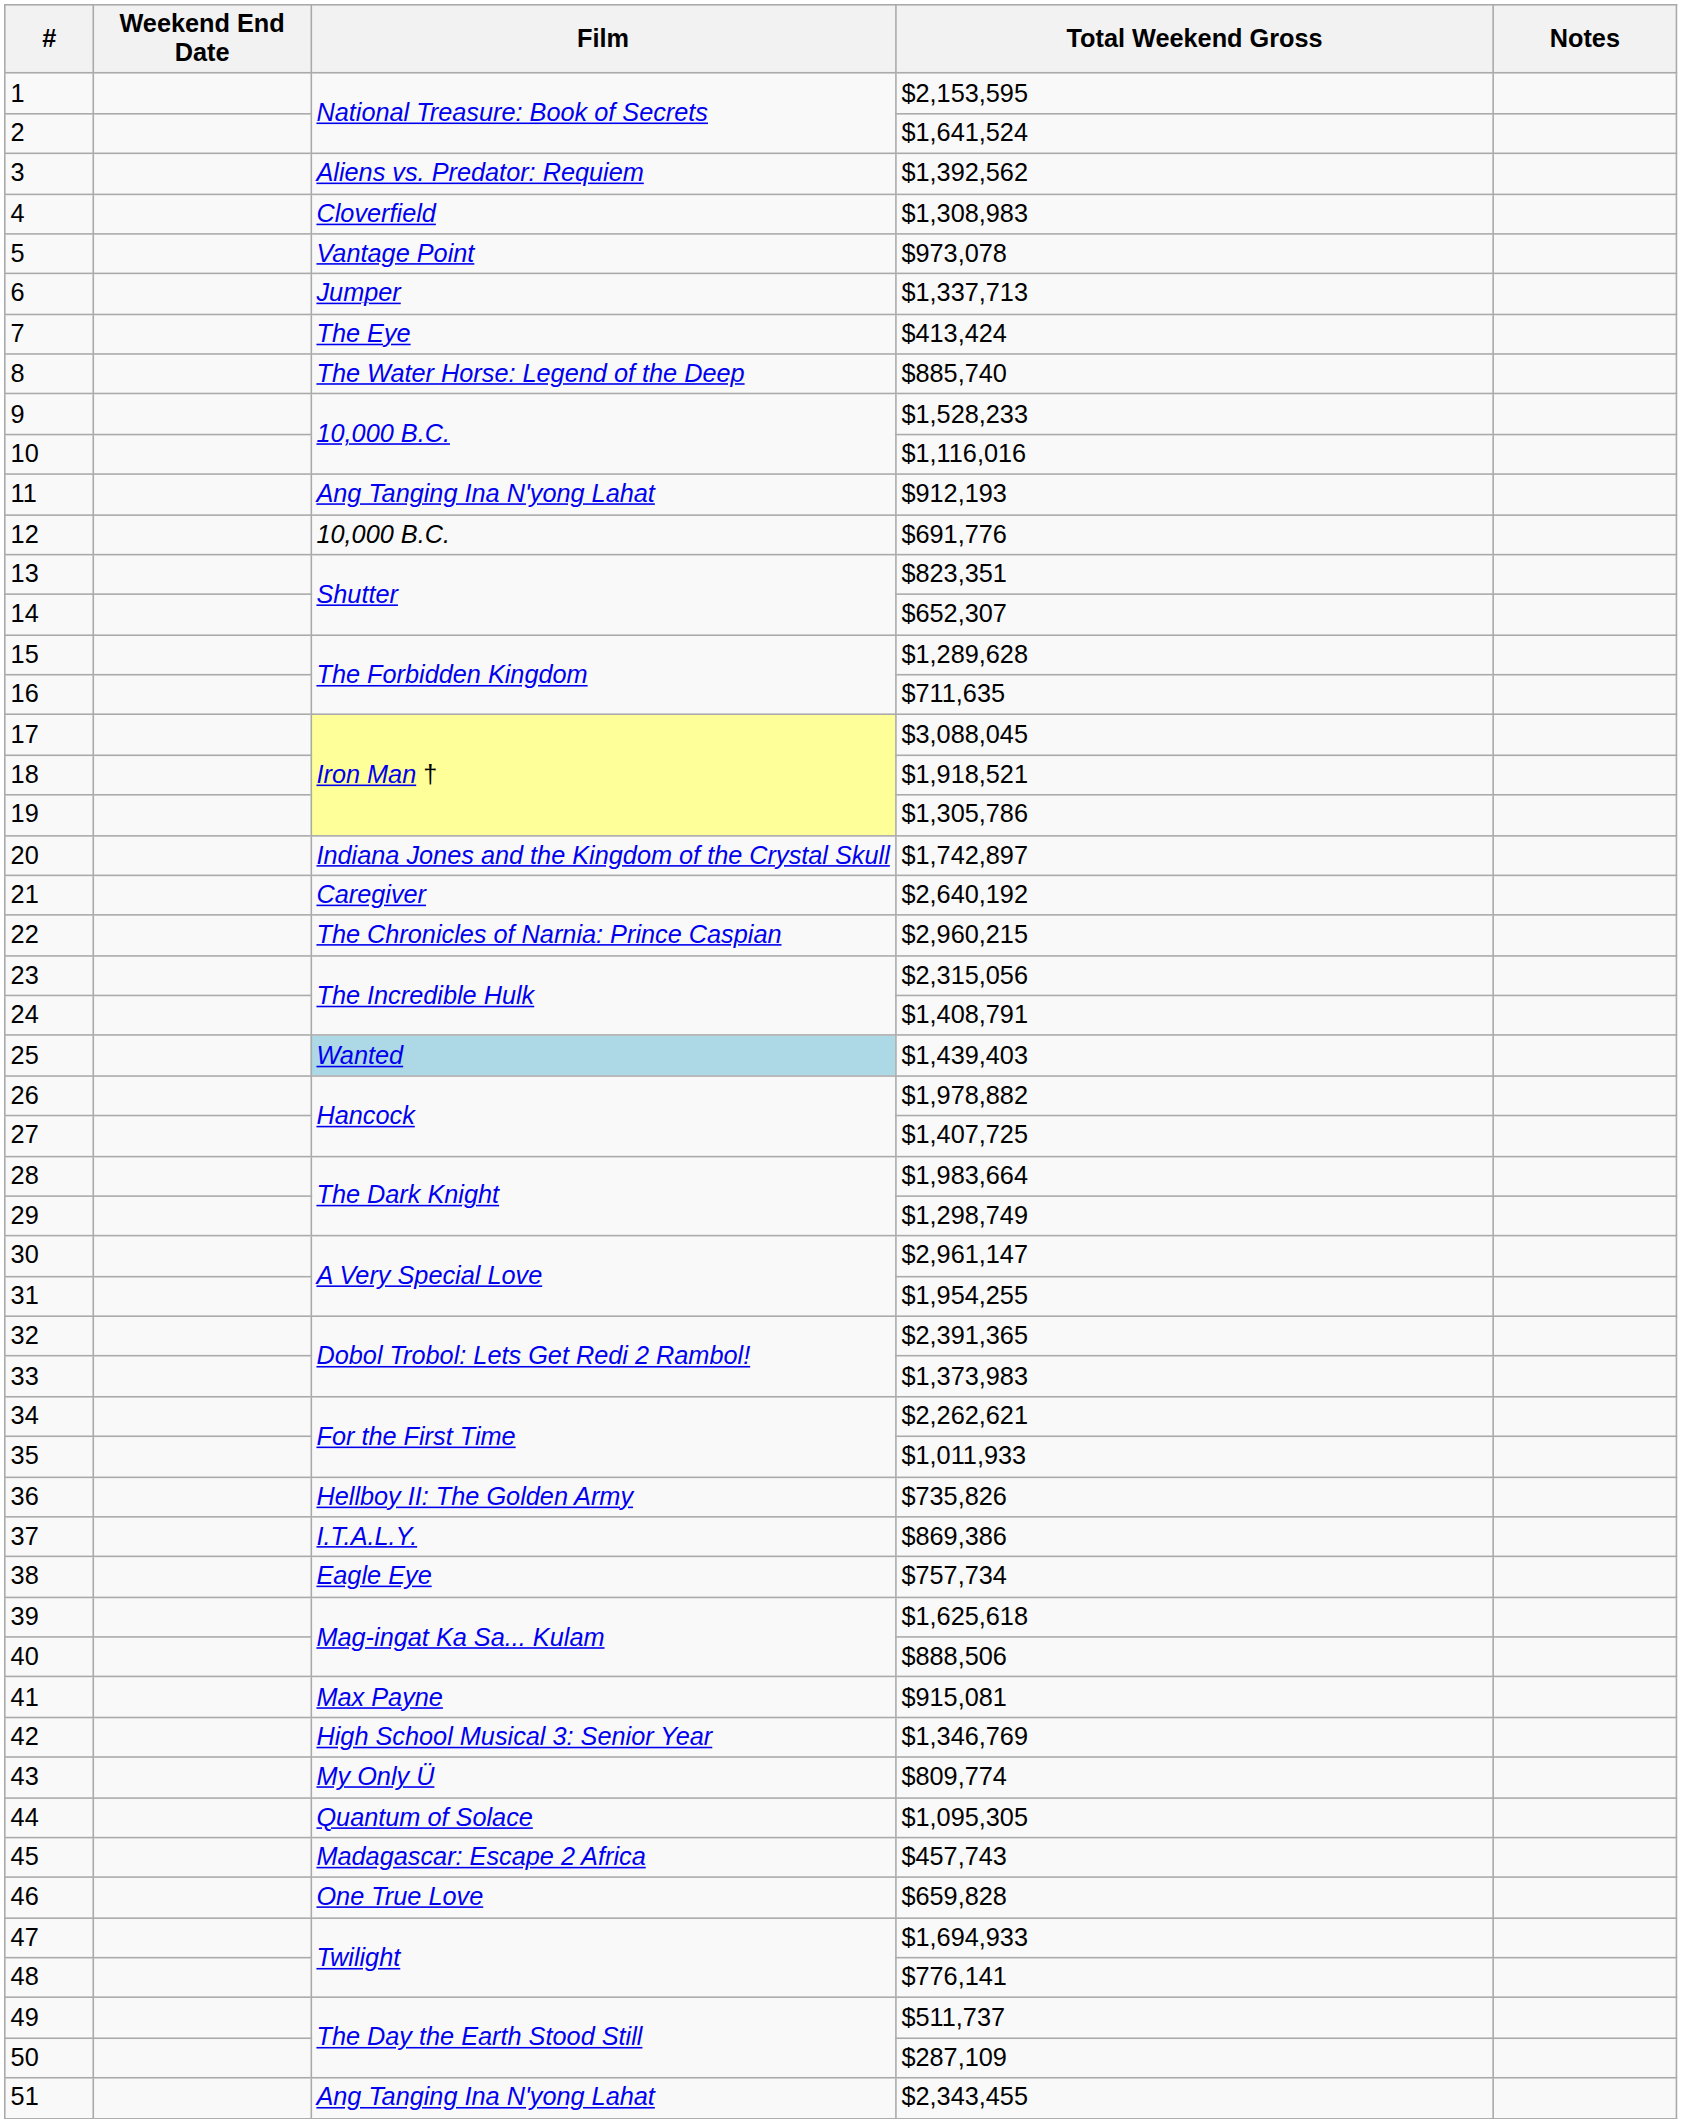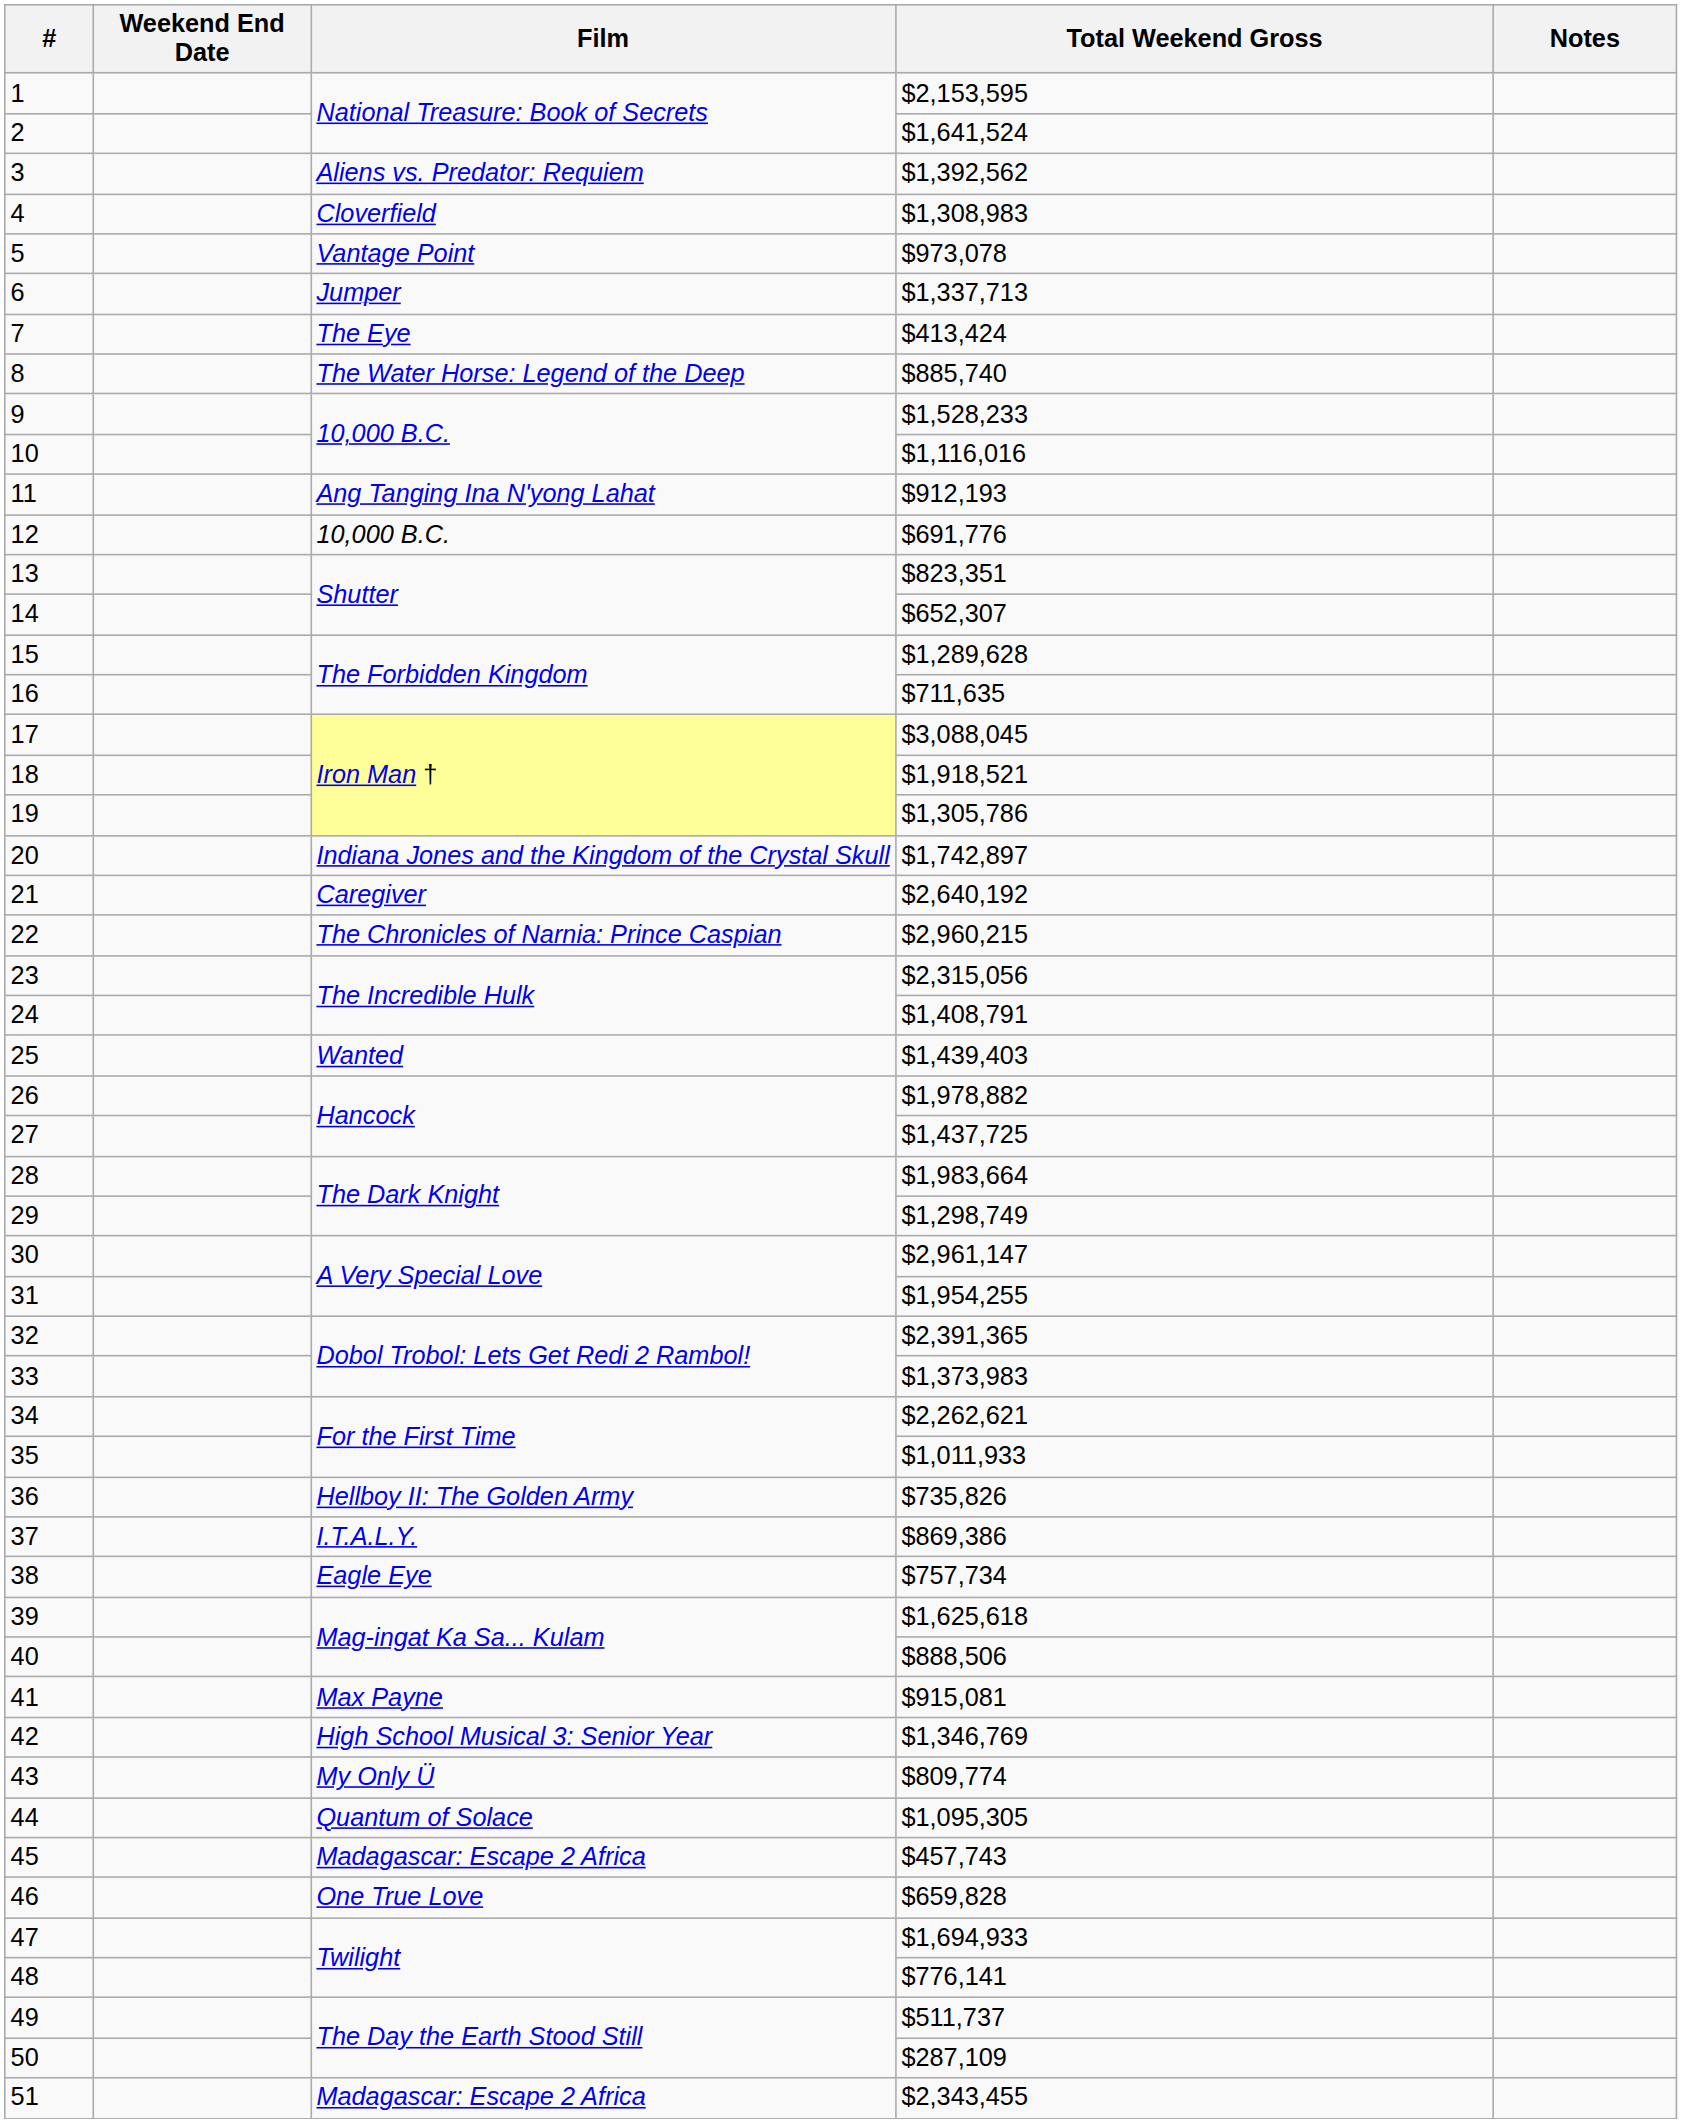(360, 1055) lightblue background -> (360, 1055) no background
(965, 1135) $1,407,725 -> (965, 1135) $1,437,725
(486, 2097) Ang Tanging Ina N'yong Lahat -> (481, 2097) Madagascar: Escape 2 Africa
